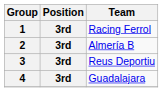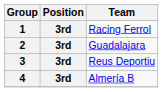(111, 45) Almería B -> (117, 45) Guadalajara
(117, 78) Guadalajara -> (111, 78) Almería B
